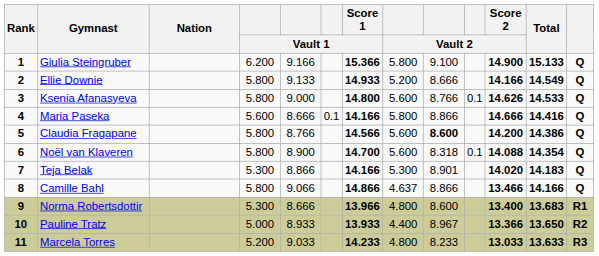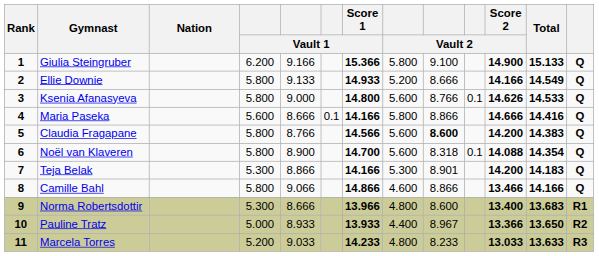(546, 134) 14.386 -> (546, 134) 14.383
(506, 170) 14.020 -> (506, 170) 14.200
(403, 188) 4.637 -> (403, 188) 4.600
